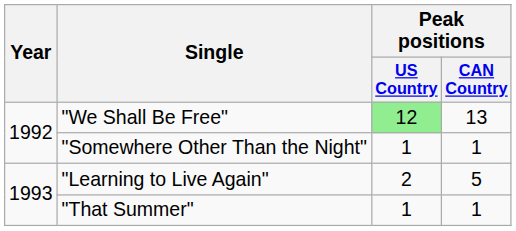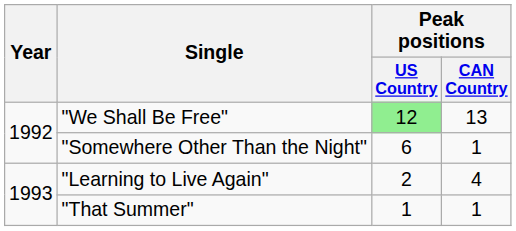(406, 148) 1 -> (406, 148) 6
(476, 179) 5 -> (476, 179) 4
